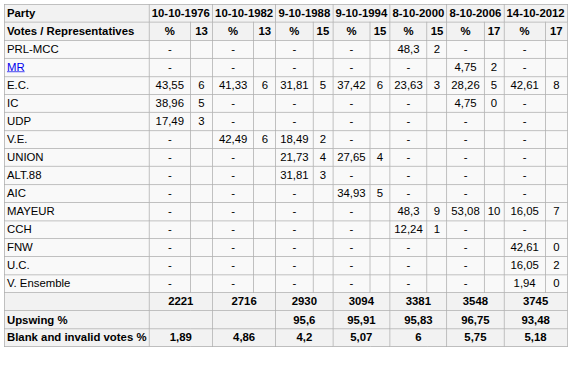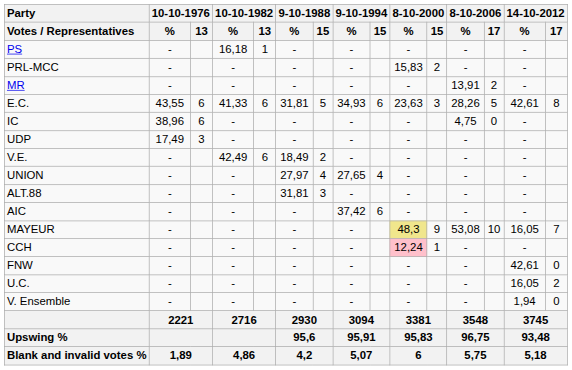+ row: (15, 49)
(408, 49) 48,3 -> (408, 67) 15,83
(466, 67) 4,75 -> (466, 85) 13,91
(351, 85) 37,42 -> (351, 103) 34,93
(201, 103) 5 -> (201, 121) 6
(294, 157) 21,73 -> (294, 175) 27,97
(351, 193) 34,93 -> (351, 211) 37,42
(380, 193) 5 -> (380, 211) 6
(408, 211) no background -> (408, 229) khaki background
(408, 229) no background -> (408, 247) pink background
